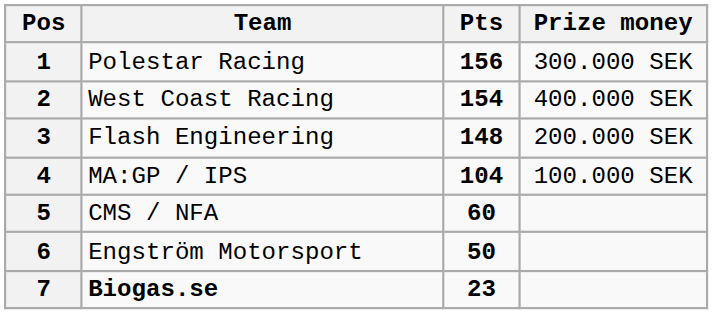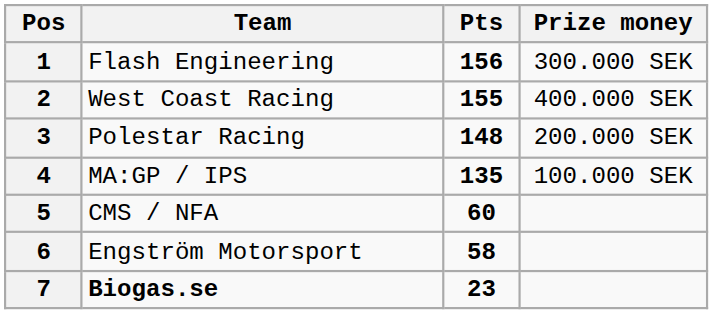(197, 62) Polestar Racing -> (211, 62) Flash Engineering
(481, 100) 154 -> (481, 100) 155
(211, 138) Flash Engineering -> (197, 138) Polestar Racing
(481, 176) 104 -> (481, 176) 135
(481, 252) 50 -> (481, 252) 58
